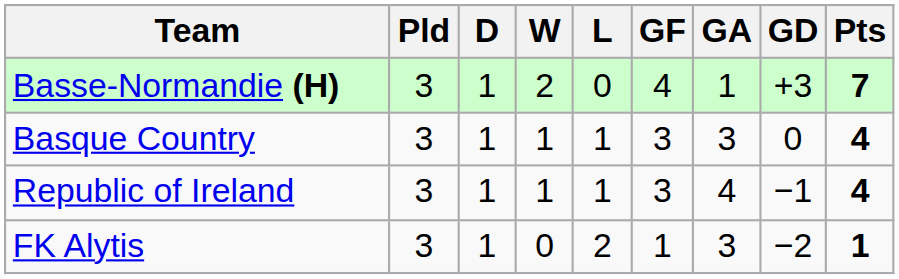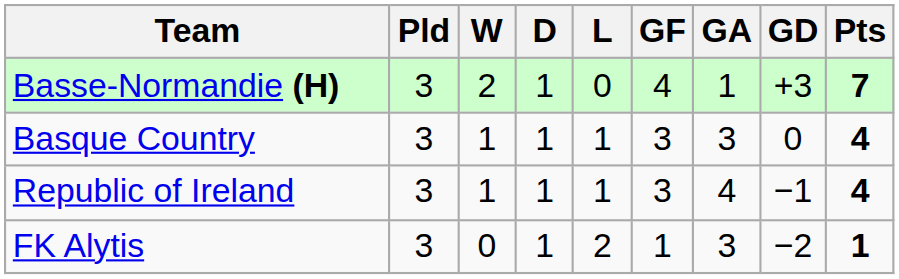columns swapped: (545, 31) <-> (487, 31)
